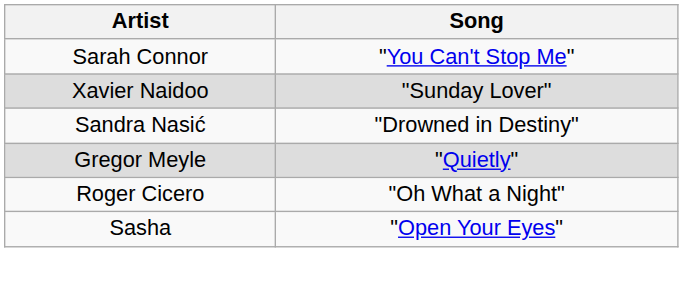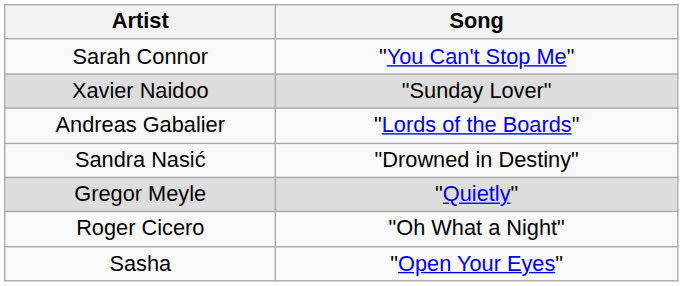+ row: (140, 125)
